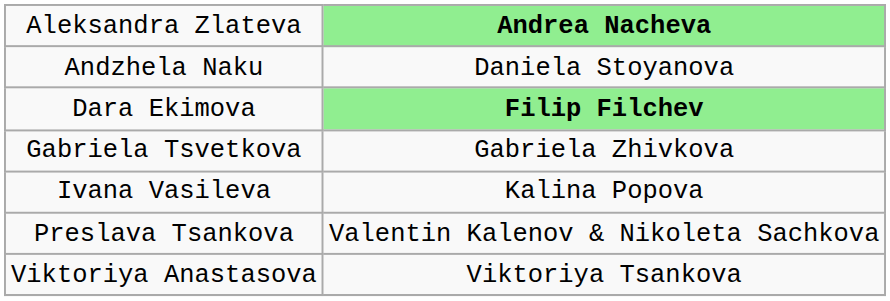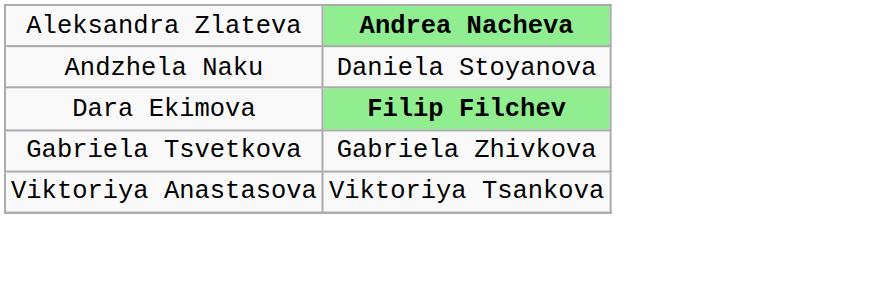- row: (164, 192)
- row: (164, 233)
